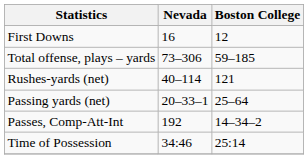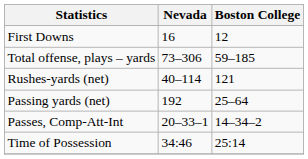(185, 100) 20–33–1 -> (172, 100) 192
(172, 121) 192 -> (185, 121) 20–33–1
